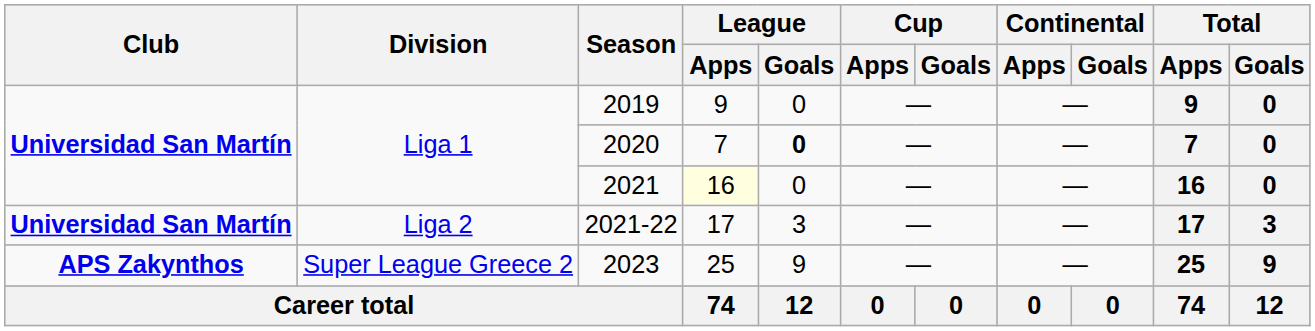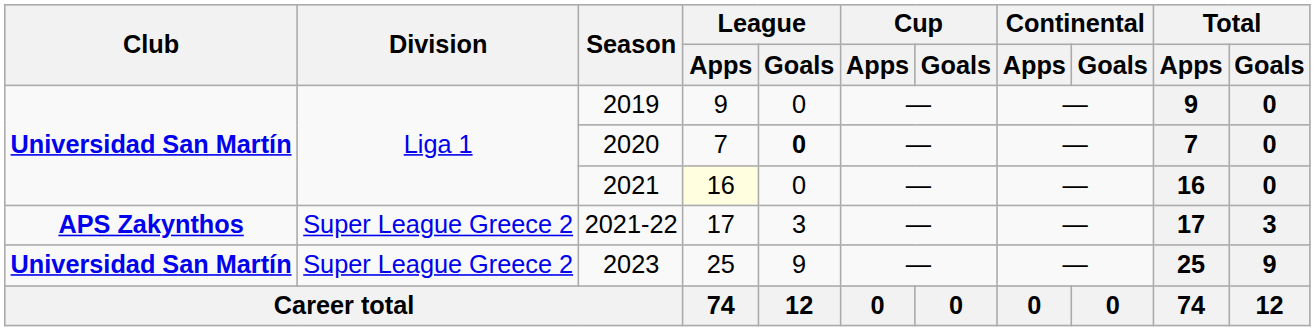(151, 225) Universidad San Martín -> (151, 225) APS Zakynthos
(438, 225) Liga 2 -> (438, 225) Super League Greece 2
(151, 265) APS Zakynthos -> (151, 265) Universidad San Martín
